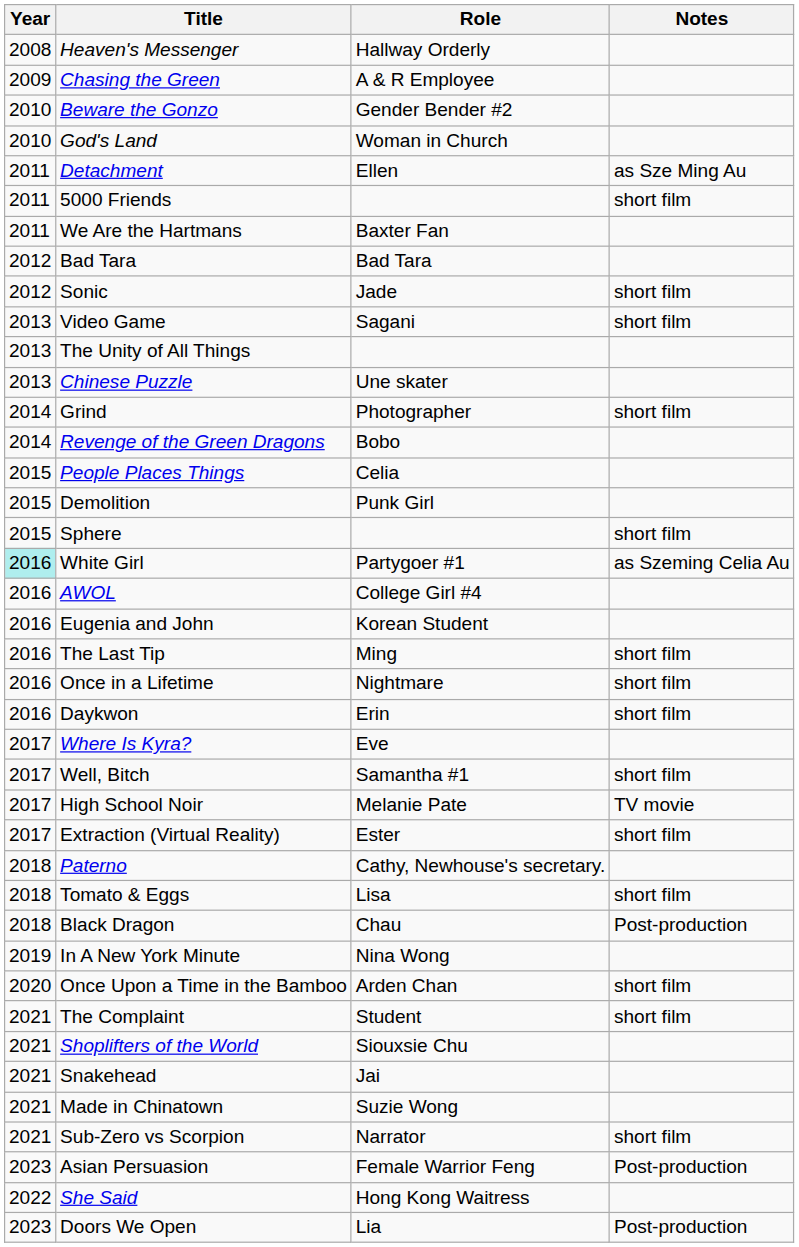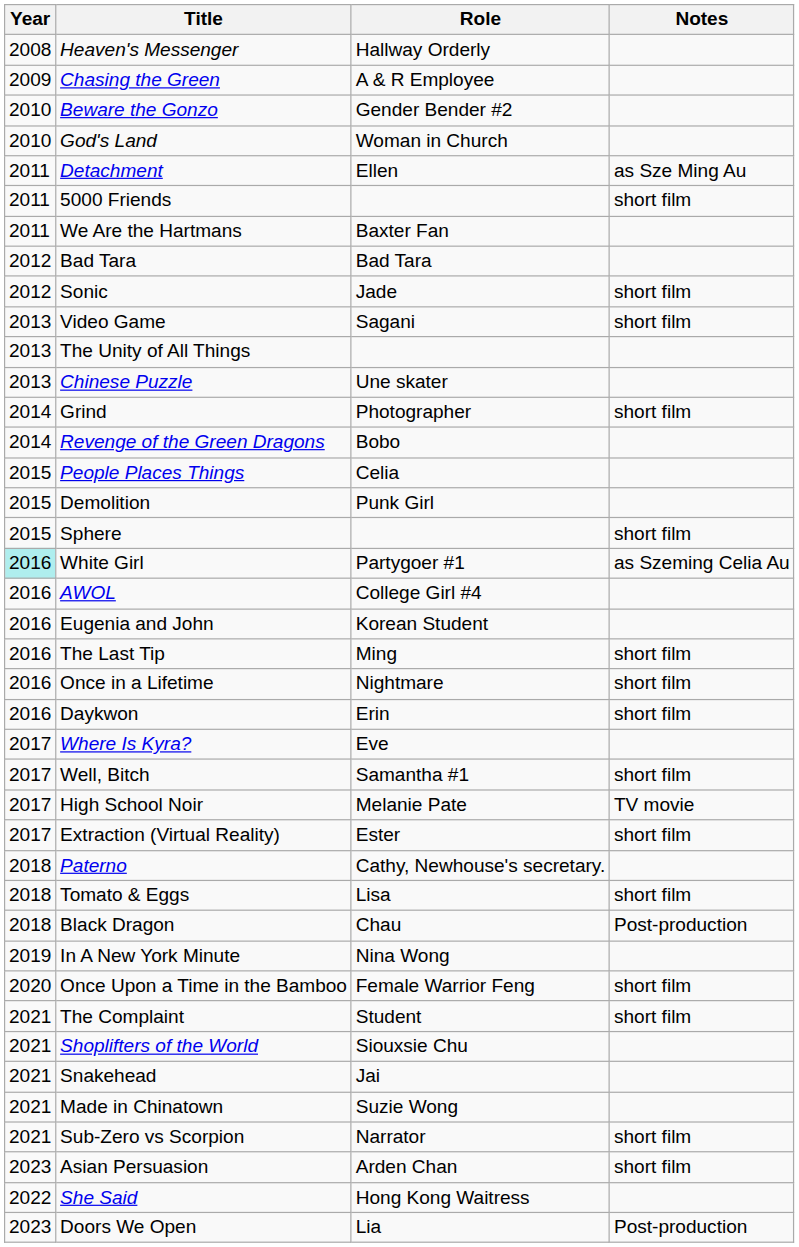(407, 985) Arden Chan -> (445, 985) Female Warrior Feng
(445, 1167) Female Warrior Feng -> (407, 1167) Arden Chan
(681, 1167) Post-production -> (653, 1167) short film
